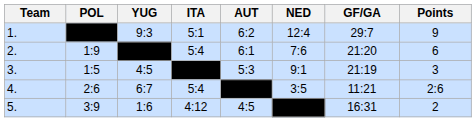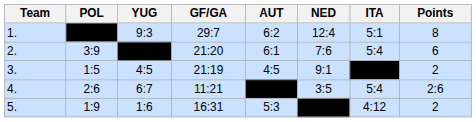columns swapped: (196, 13) <-> (362, 13)
(435, 32) 9 -> (435, 32) 8
(92, 51) 1:9 -> (92, 51) 3:9
(246, 70) 5:3 -> (271, 70) 4:5
(435, 70) 3 -> (435, 70) 2
(92, 107) 3:9 -> (92, 107) 1:9
(246, 107) 4:5 -> (271, 107) 5:3
